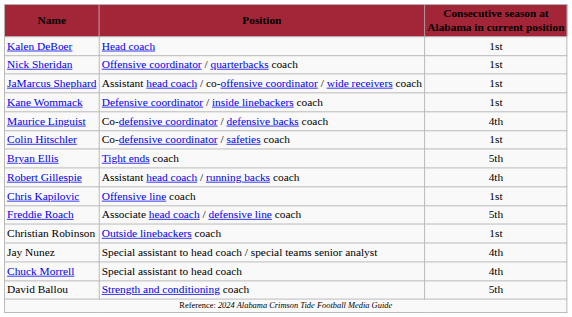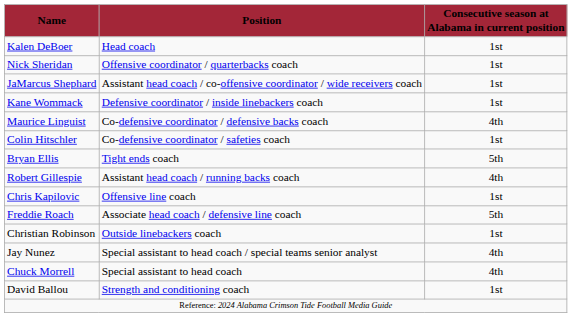(496, 290) 5th -> (496, 290) 1st
